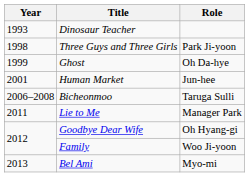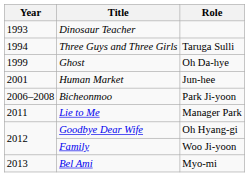(17, 46) 1998 -> (17, 46) 1994
(209, 46) Park Ji-yoon -> (208, 46) Taruga Sulli
(208, 96) Taruga Sulli -> (209, 96) Park Ji-yoon
